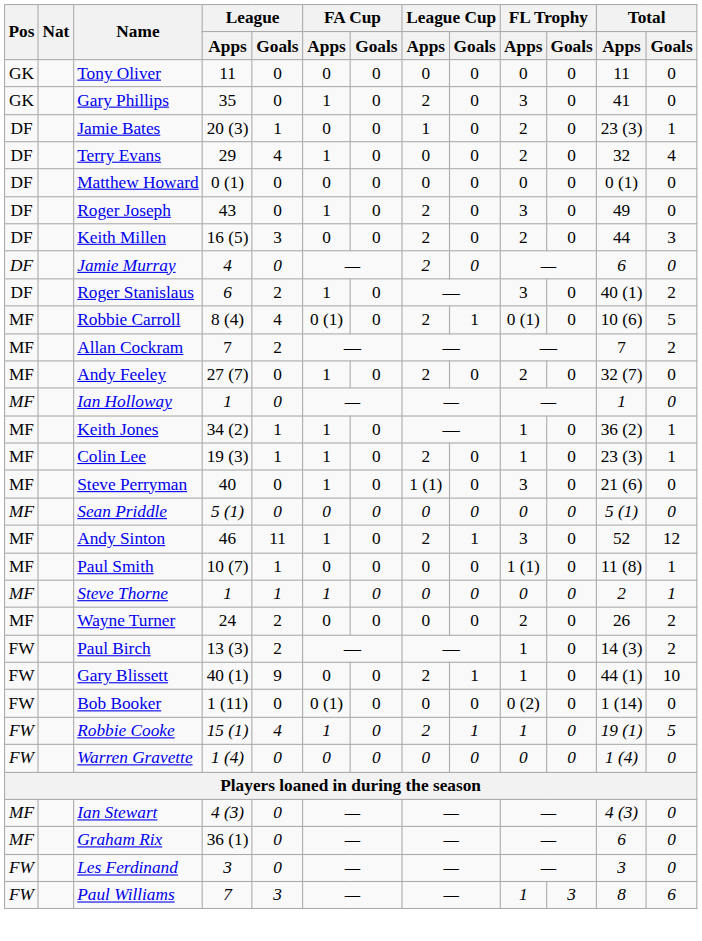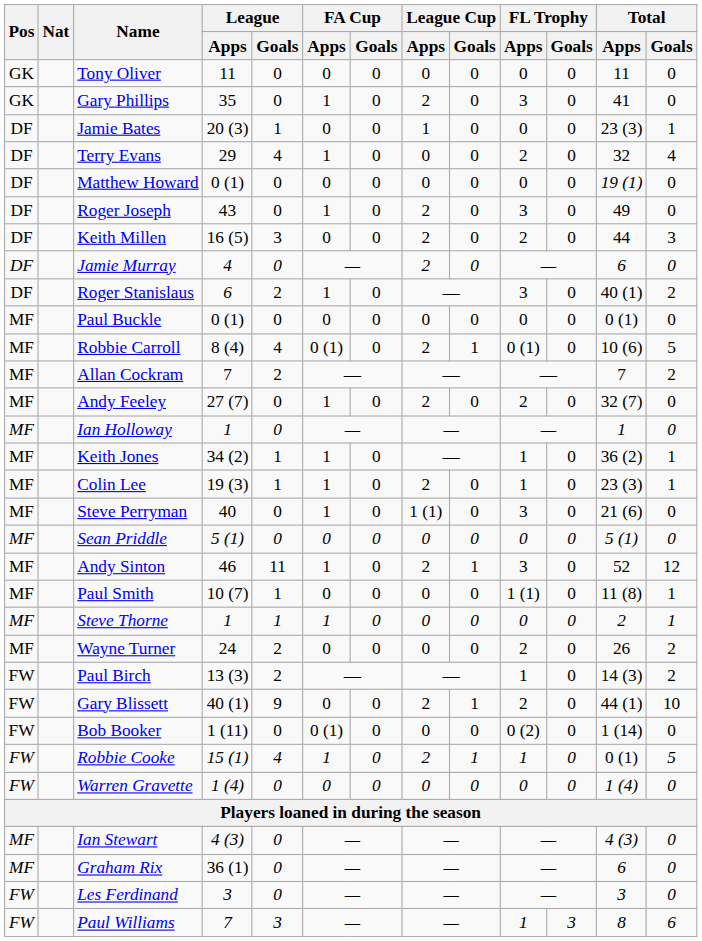(523, 127) 2 -> (523, 127) 0
(622, 182) 0 (1) -> (622, 182) 19 (1)
+ row: (119, 319)
(523, 675) 1 -> (523, 703) 2
(622, 730) 19 (1) -> (622, 758) 0 (1)
